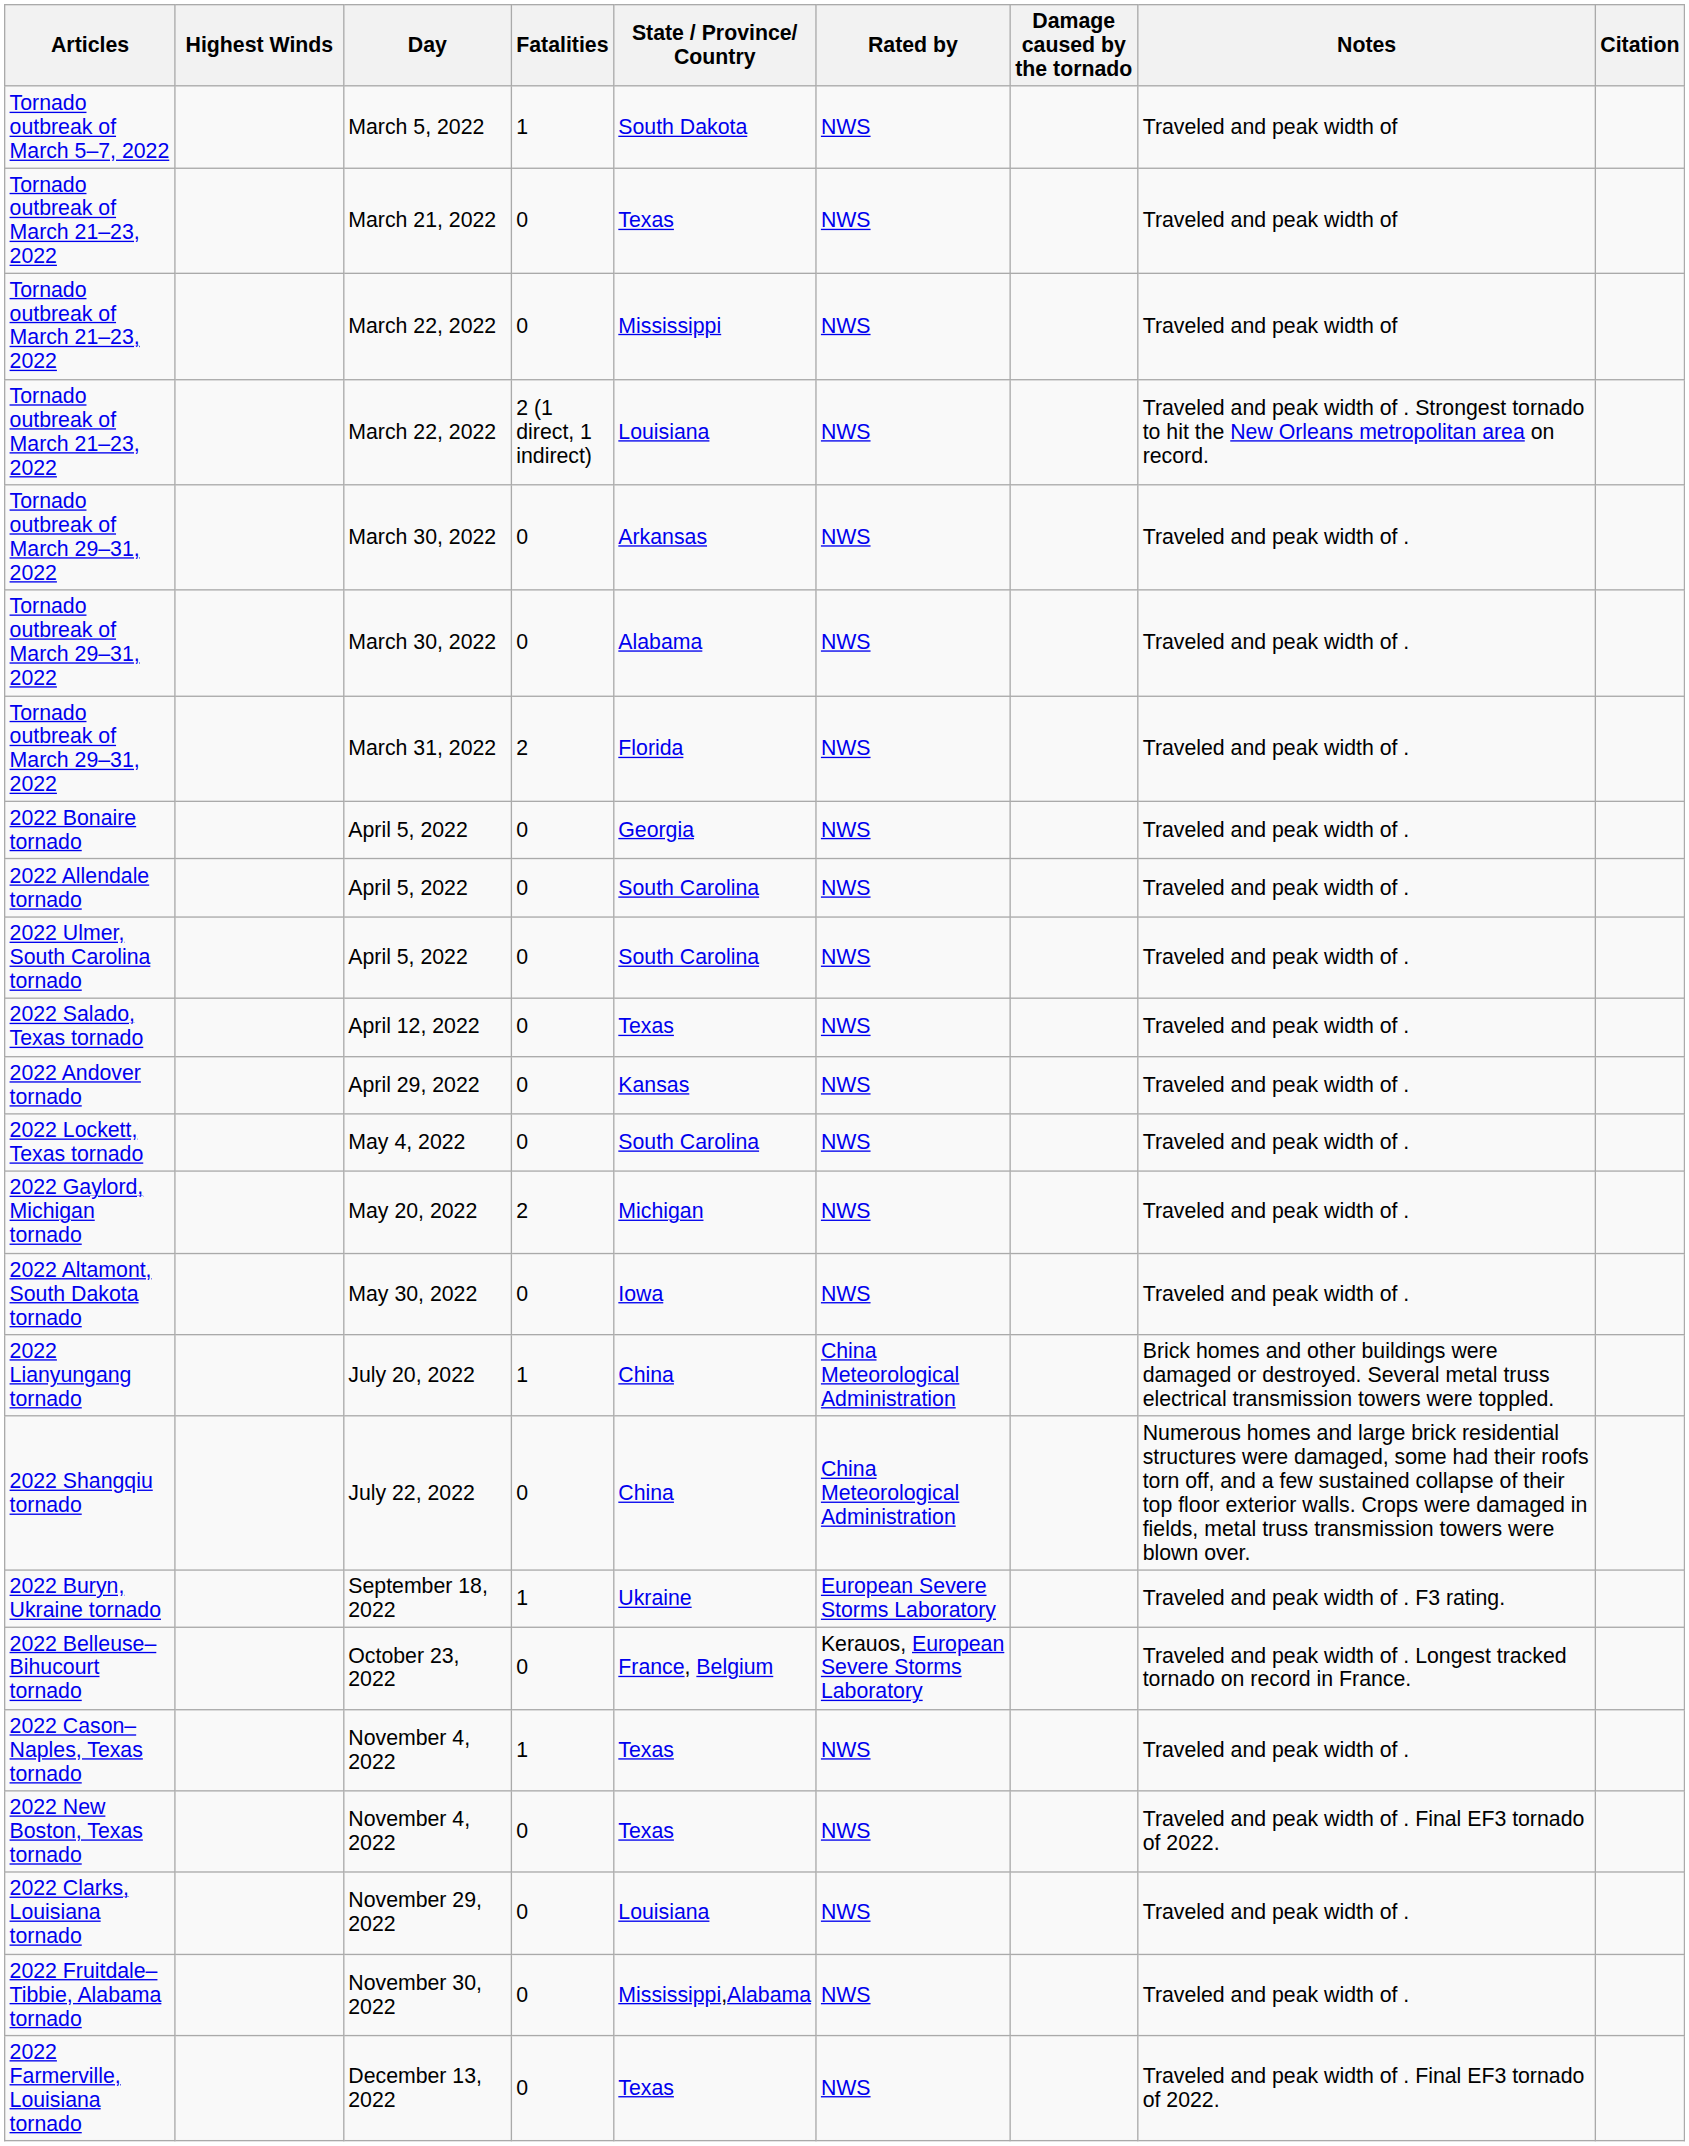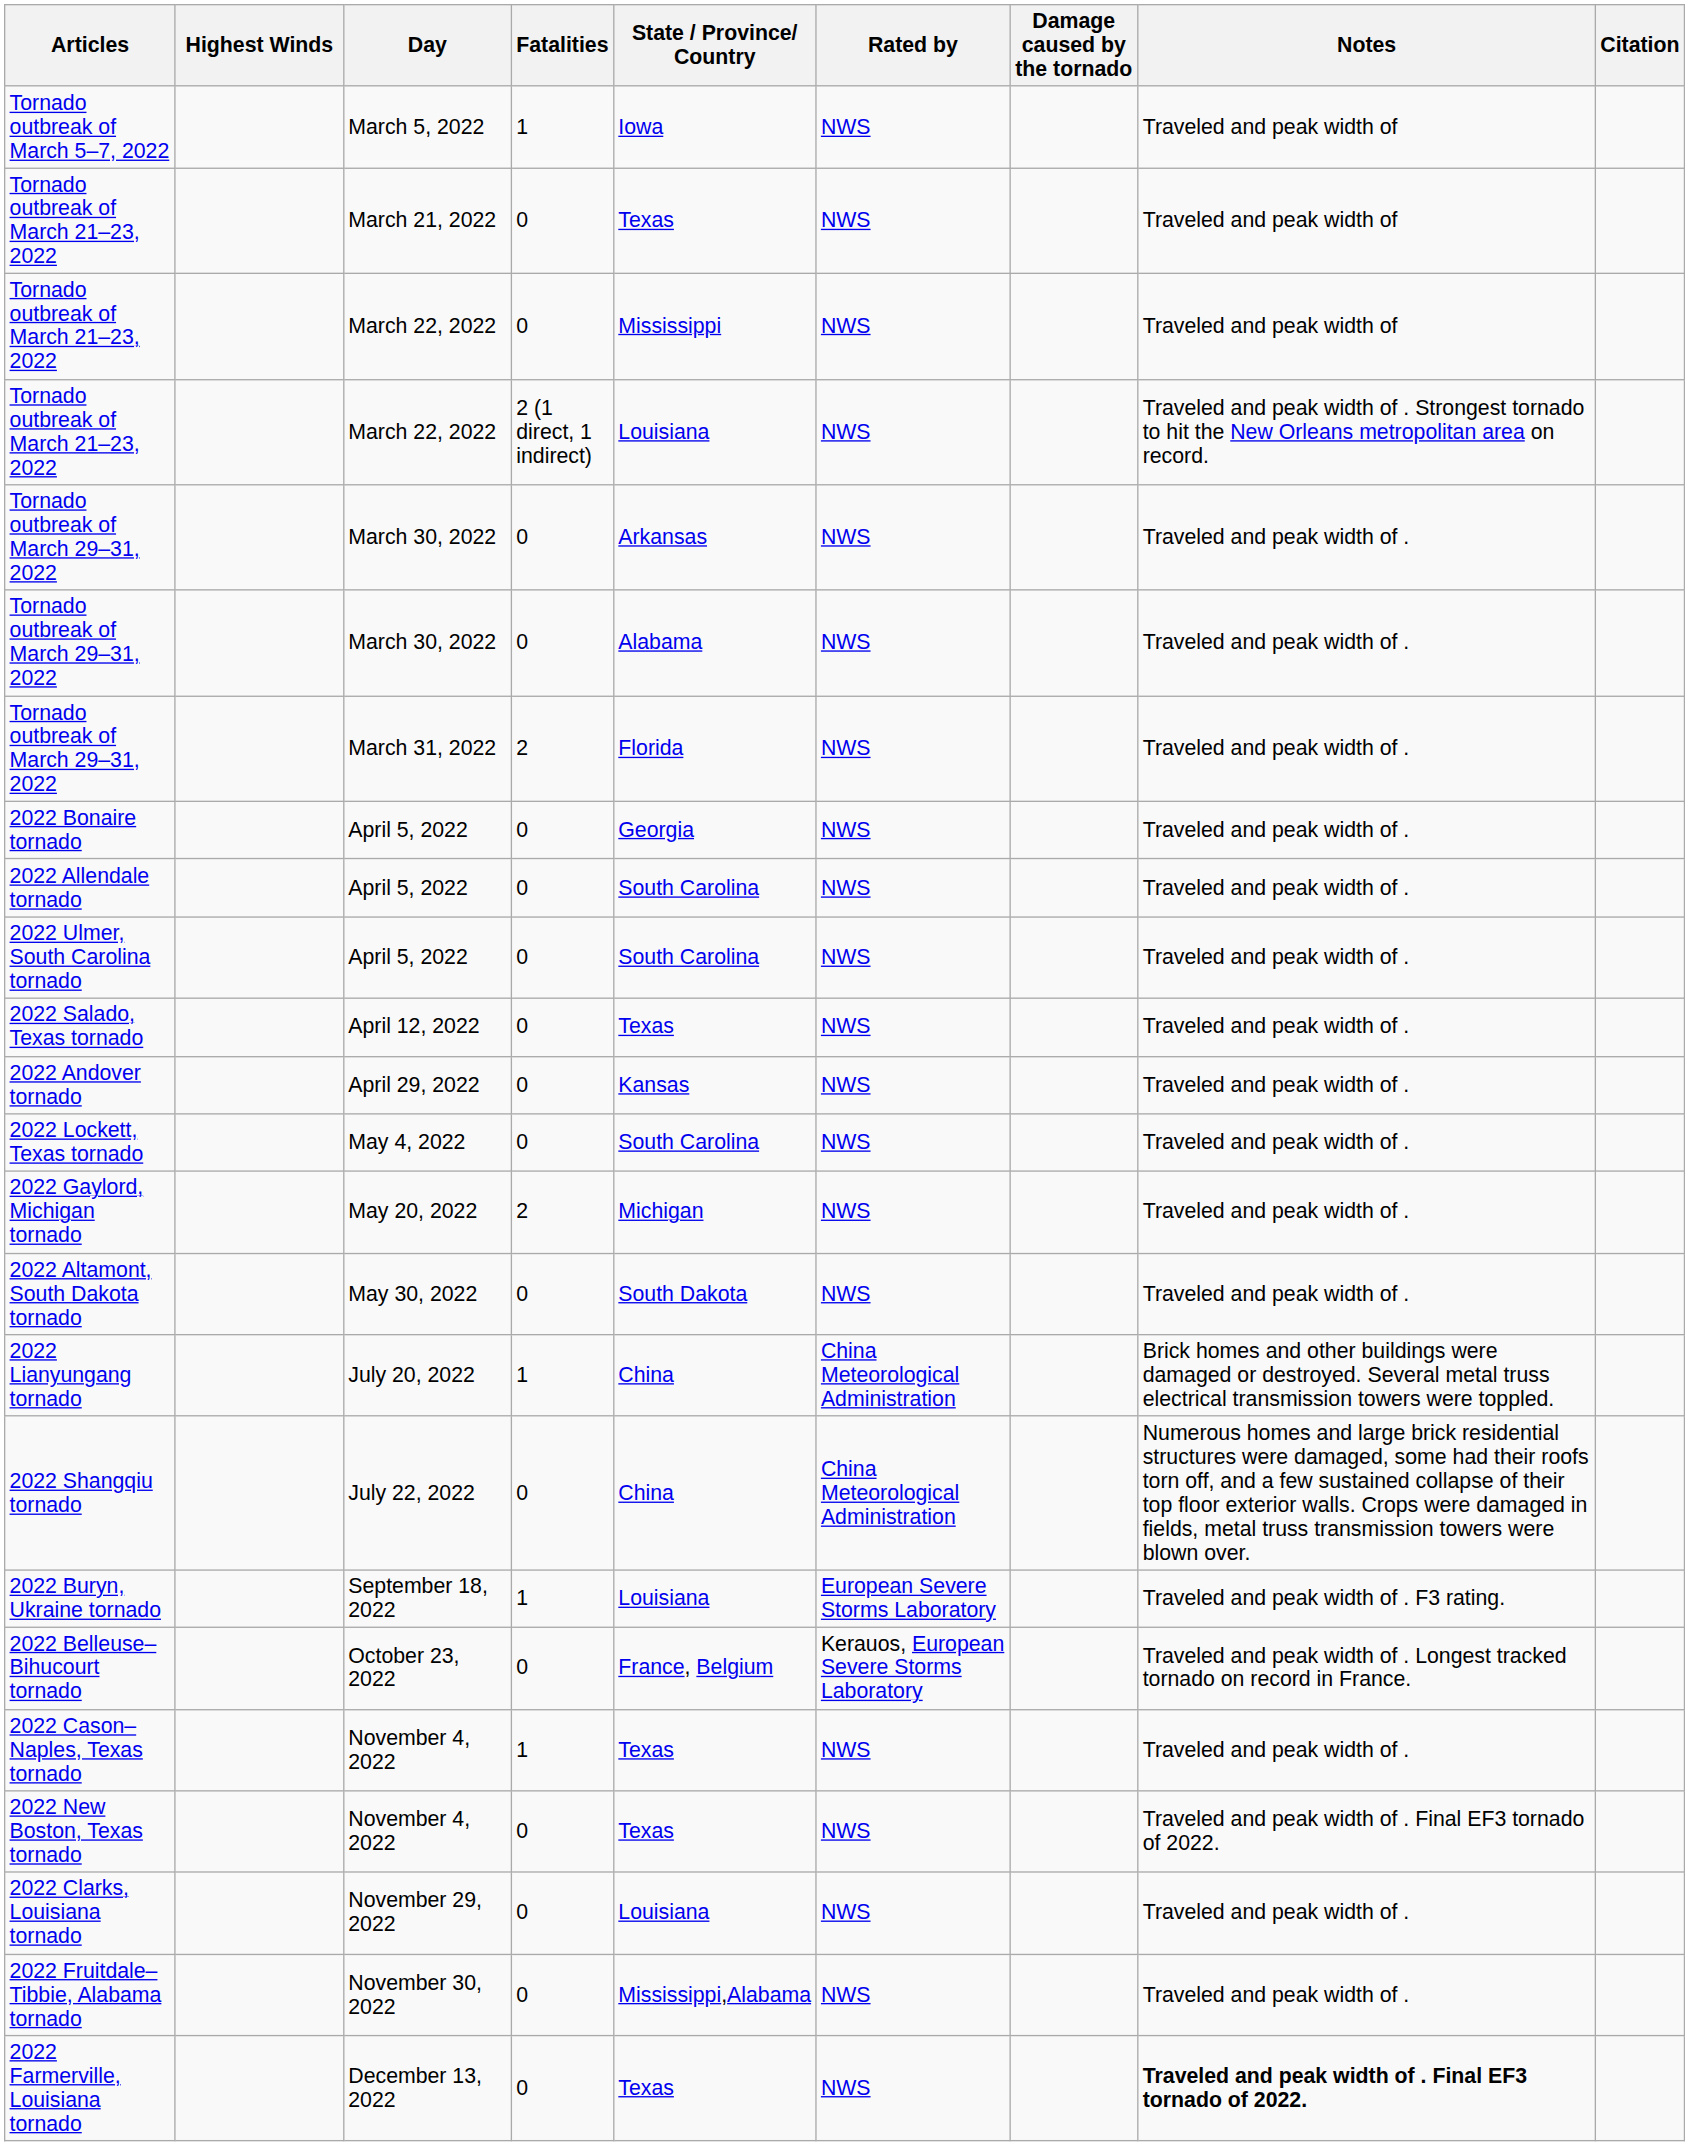(683, 126) South Dakota -> (641, 126) Iowa
(641, 1293) Iowa -> (683, 1293) South Dakota
(655, 1598) Ukraine -> (664, 1598) Louisiana
(1363, 2088) normal -> (1335, 2088) bold
